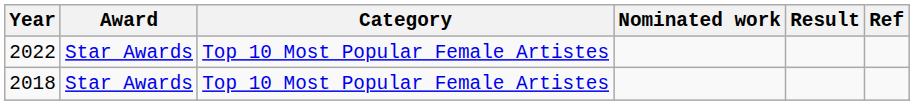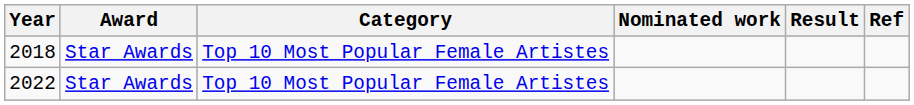rows swapped: (33, 84) <-> (33, 52)
